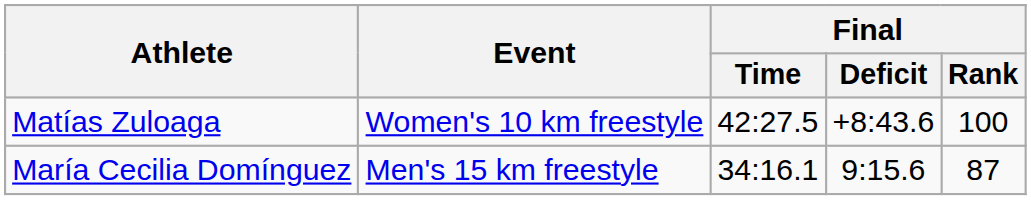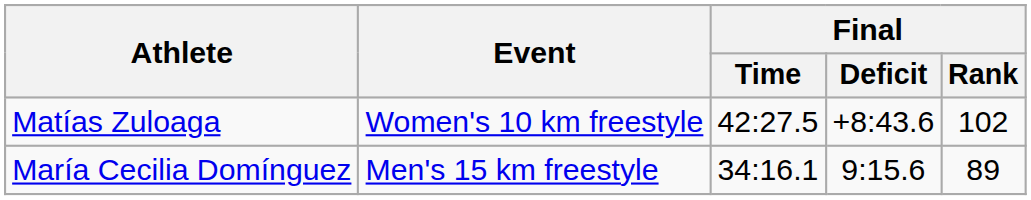(983, 122) 100 -> (983, 122) 102
(983, 170) 87 -> (983, 170) 89
